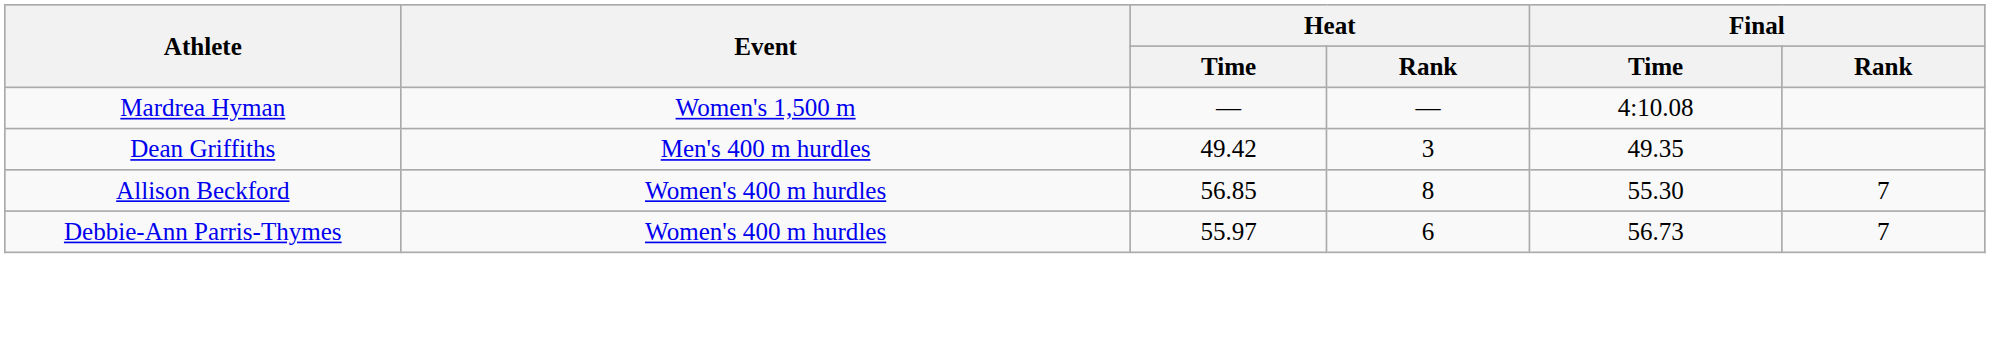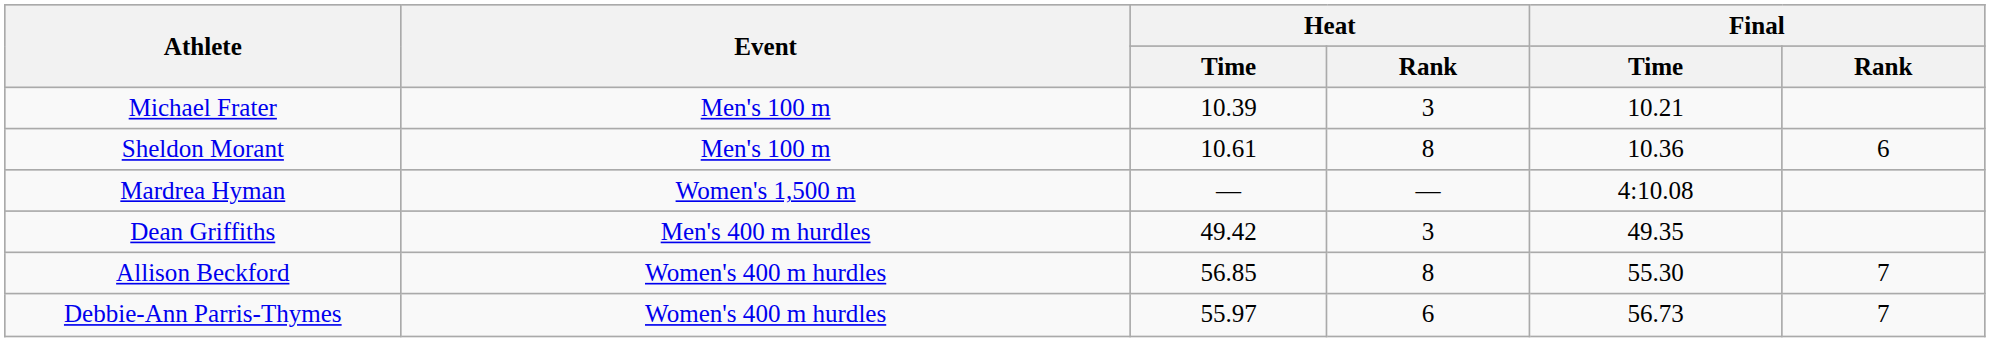+ row: (203, 108)
+ row: (203, 149)
